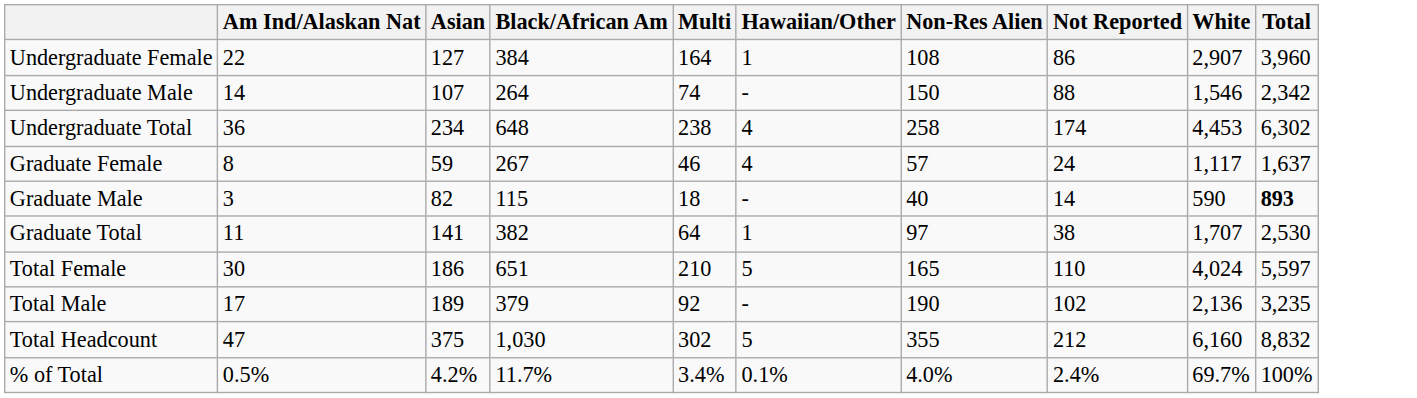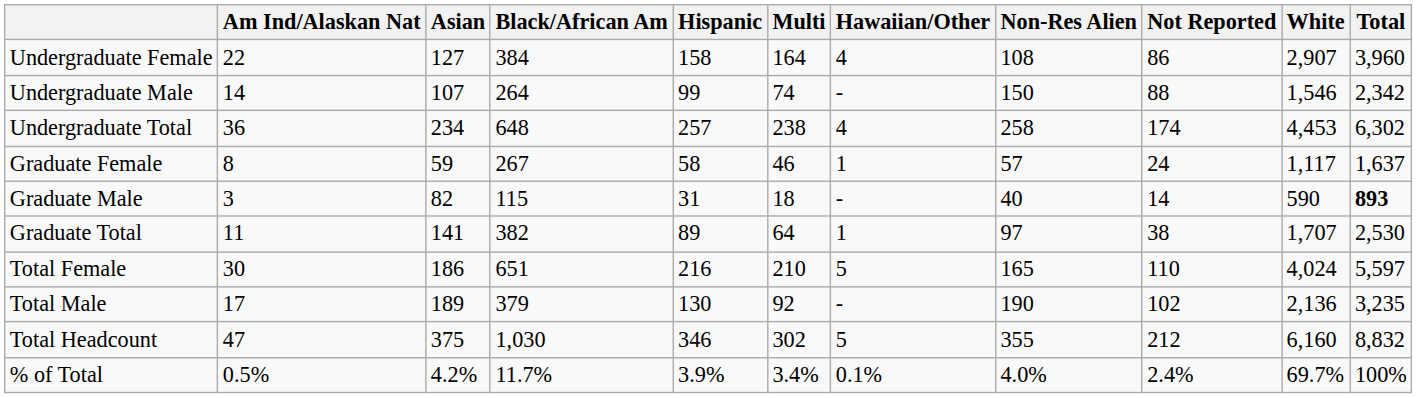+ column: (720, 22)
(747, 57) 1 -> (841, 57) 4
(747, 163) 4 -> (841, 163) 1
